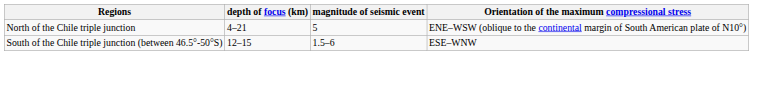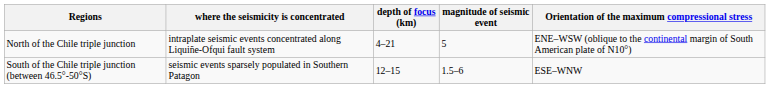+ column: (270, 17)
